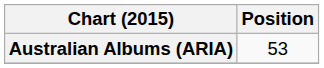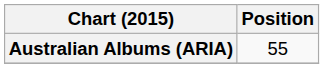(278, 48) 53 -> (278, 48) 55
